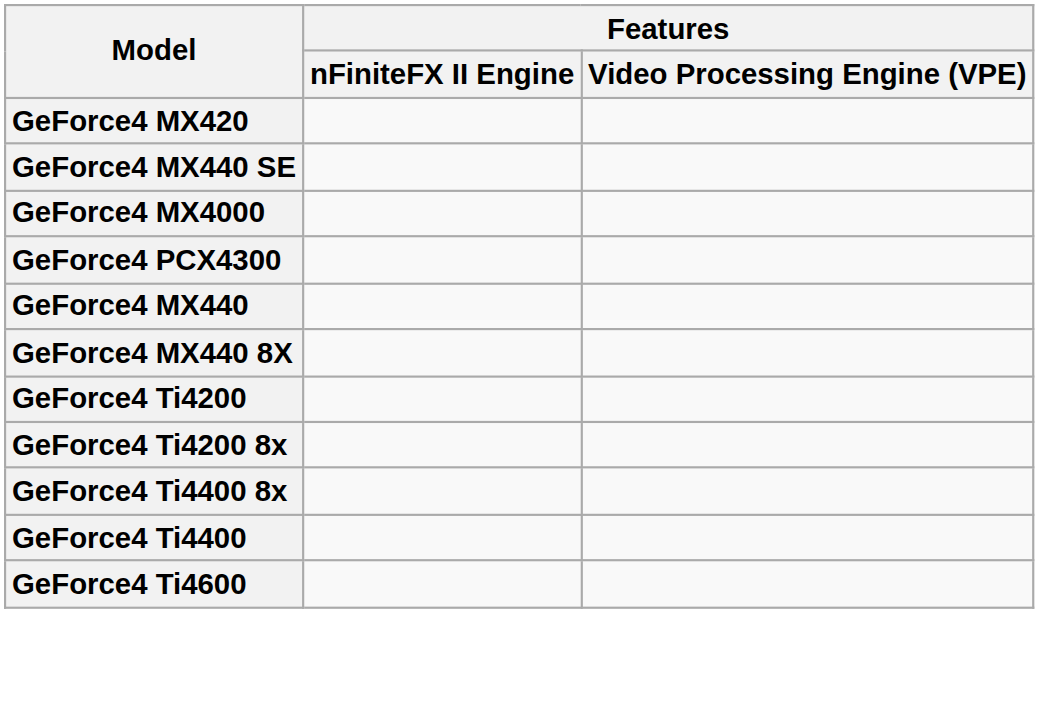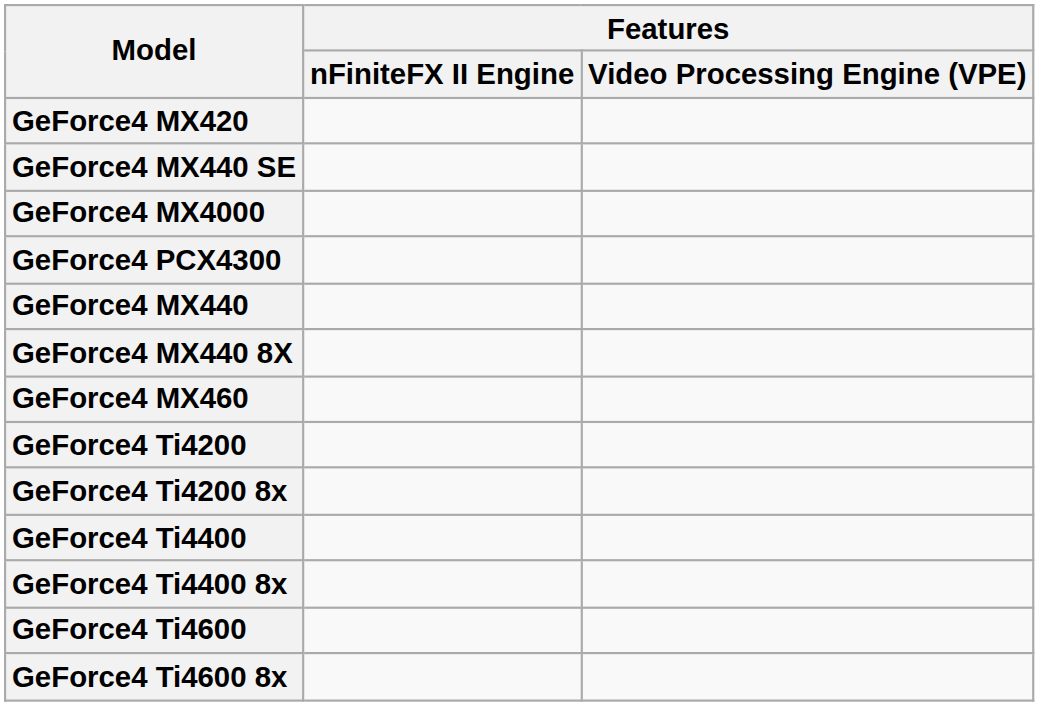+ row: (130, 398)
rows swapped: (129, 537) <-> (150, 491)
+ row: (150, 676)
